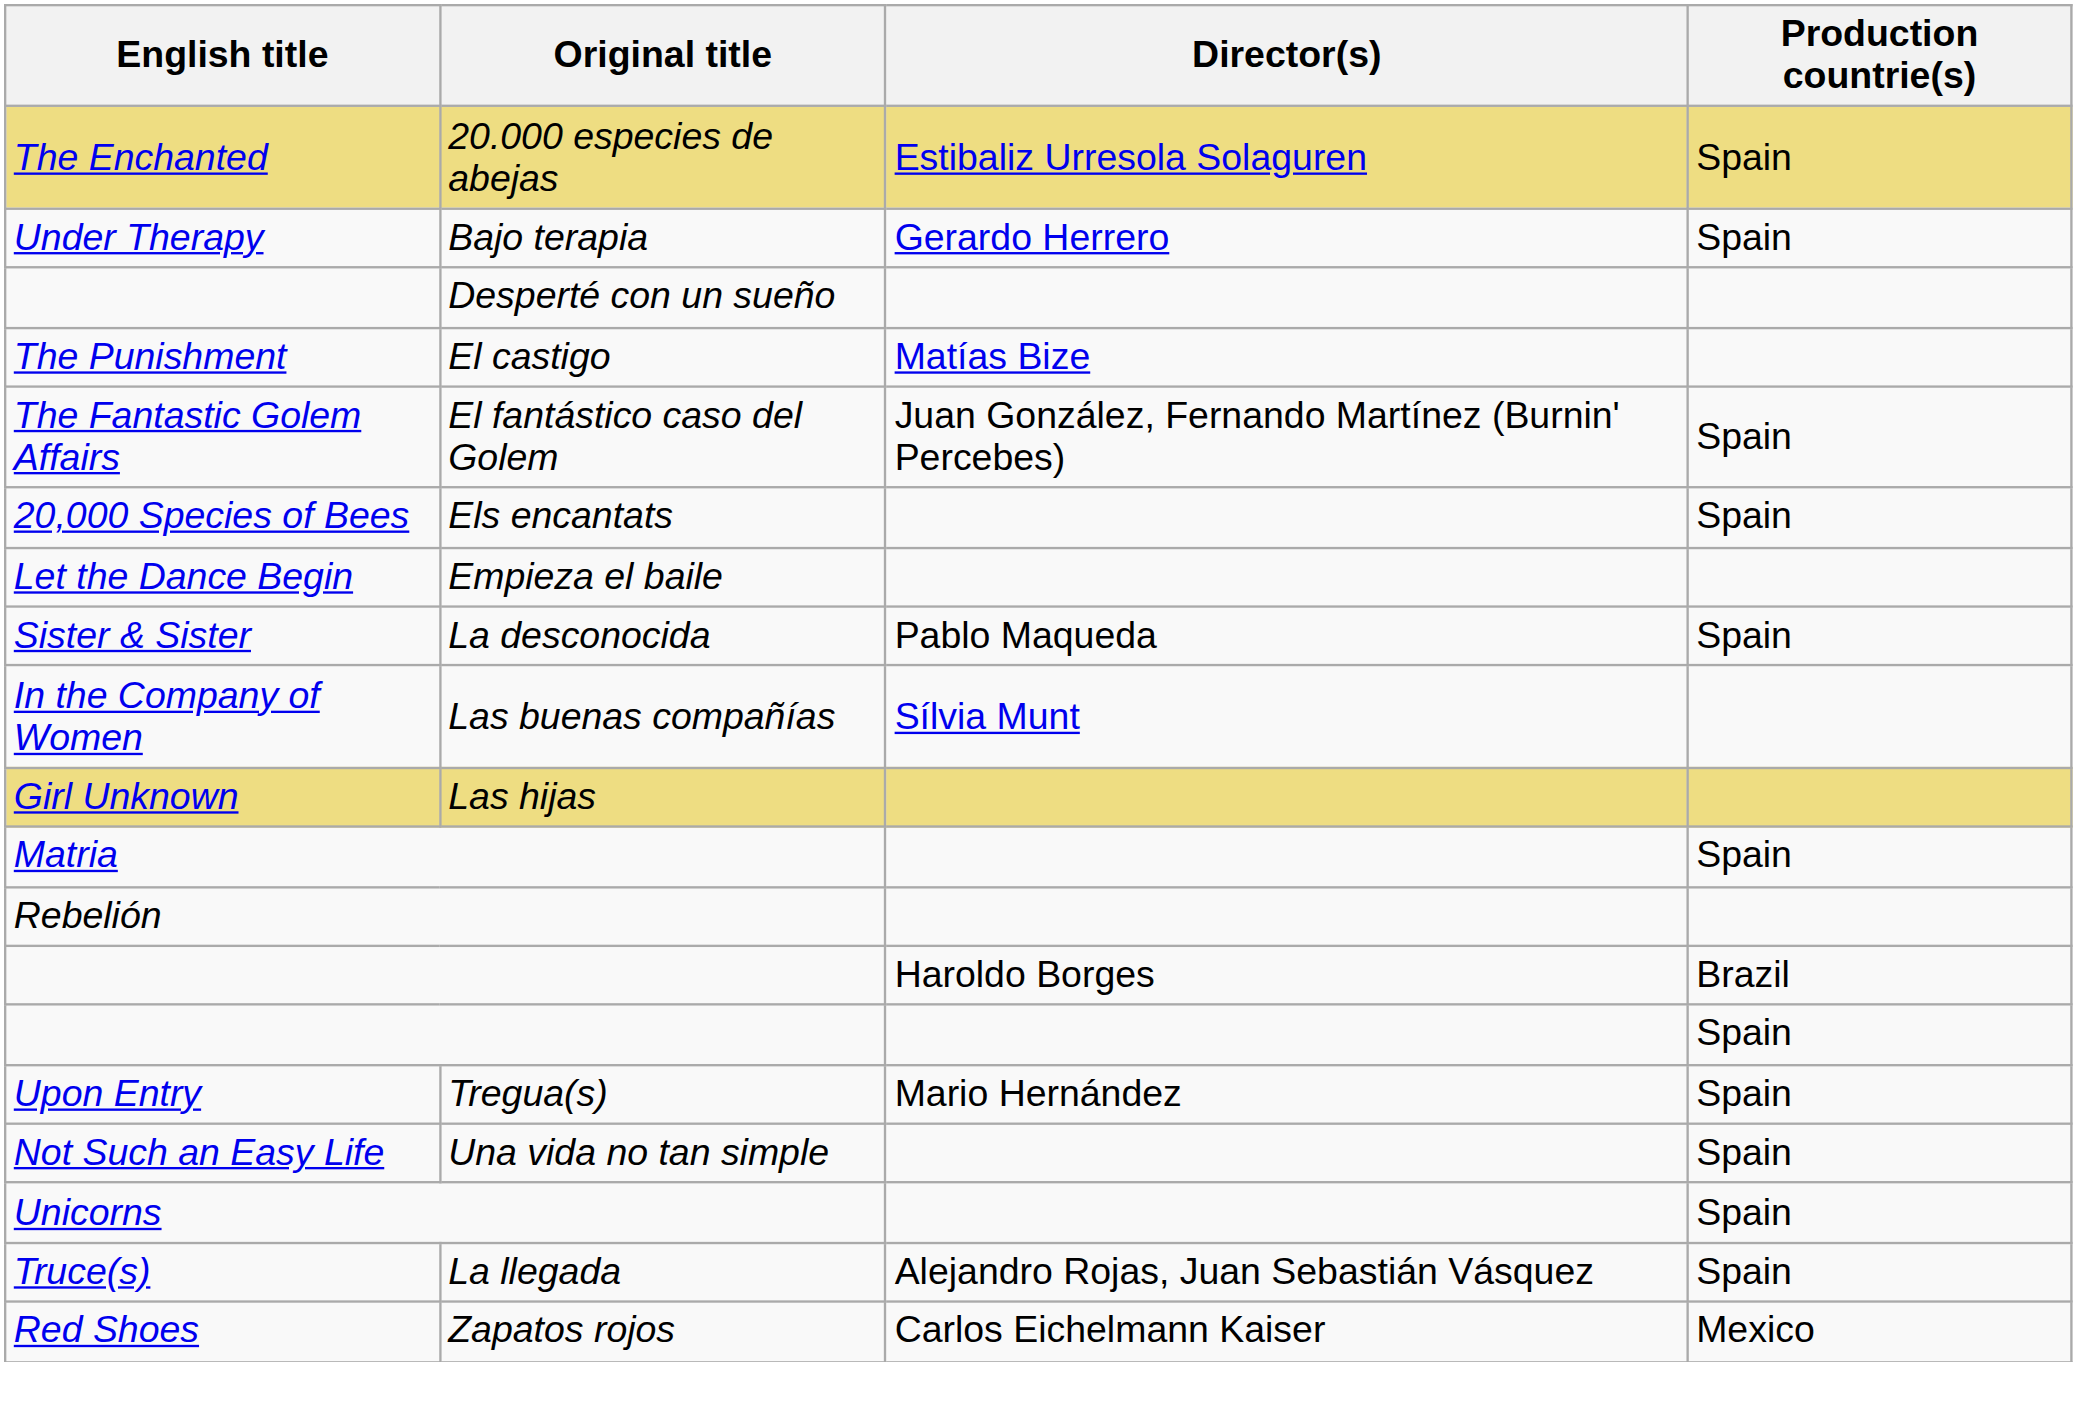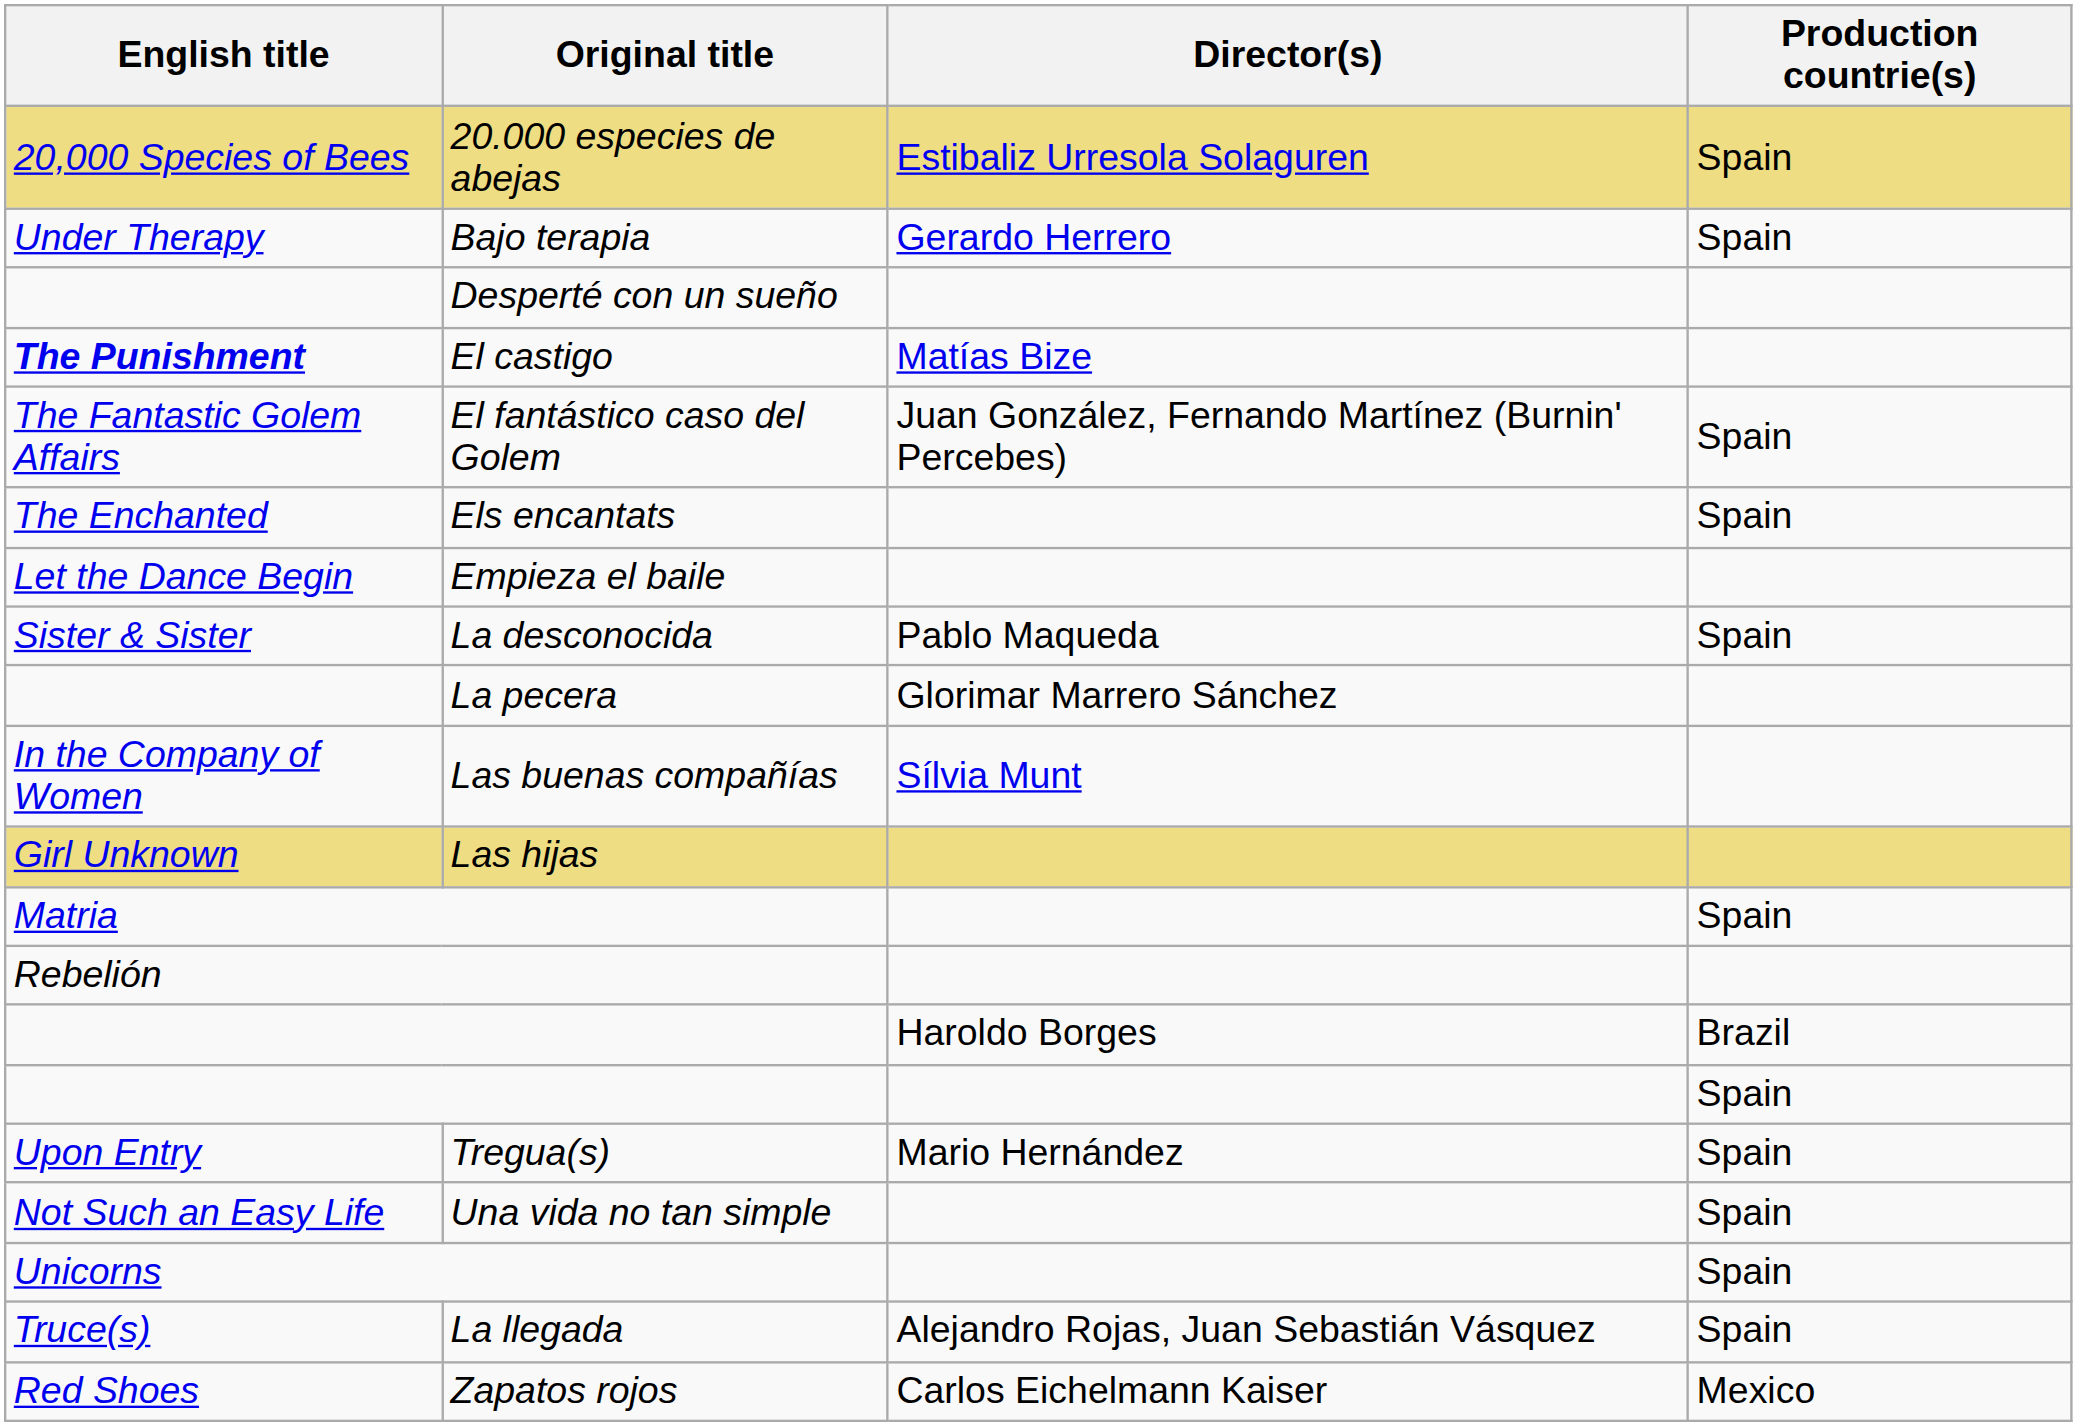(141, 156) The Enchanted -> (212, 156) 20,000 Species of Bees
(150, 355) normal -> (159, 355) bold
(212, 516) 20,000 Species of Bees -> (141, 516) The Enchanted
+ row: (534, 694)
